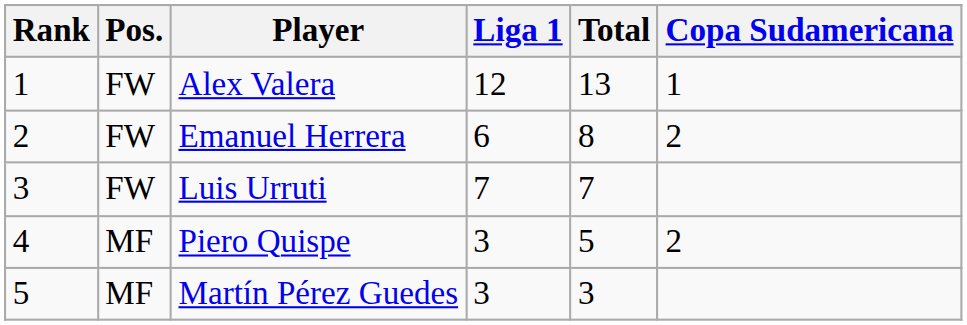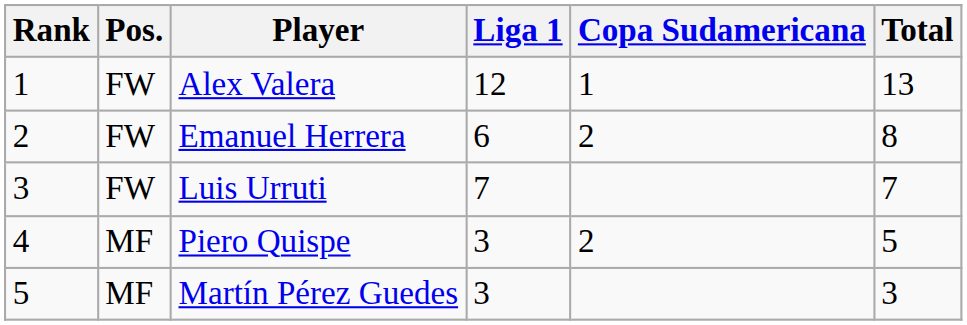columns swapped: (810, 30) <-> (614, 30)
